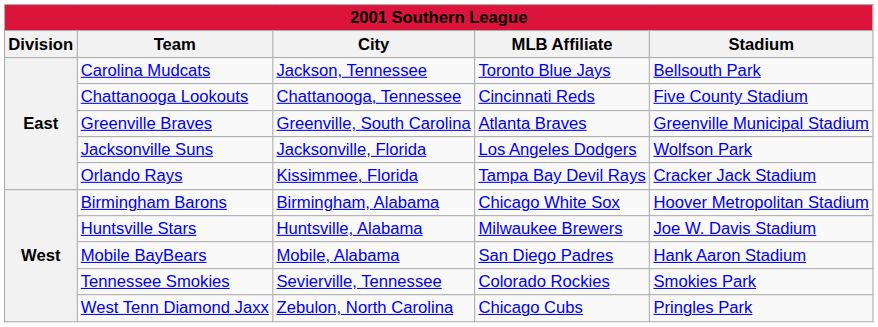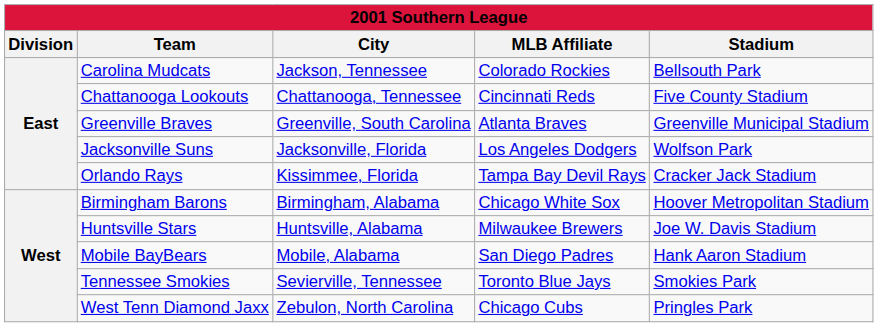(545, 70) Toronto Blue Jays -> (544, 70) Colorado Rockies
(544, 281) Colorado Rockies -> (545, 281) Toronto Blue Jays
